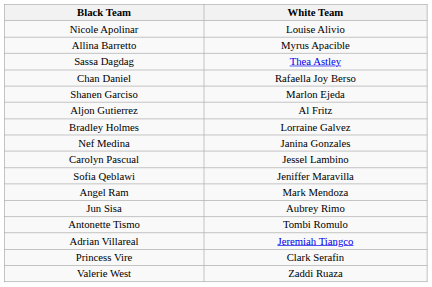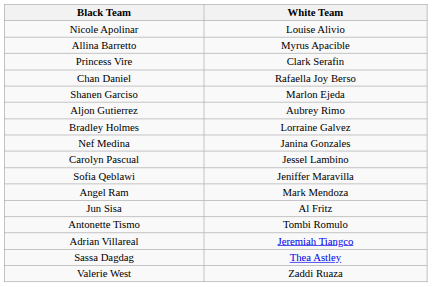rows swapped: (104, 61) <-> (104, 257)
(315, 110) Al Fritz -> (315, 110) Aubrey Rimo
(315, 208) Aubrey Rimo -> (315, 208) Al Fritz
